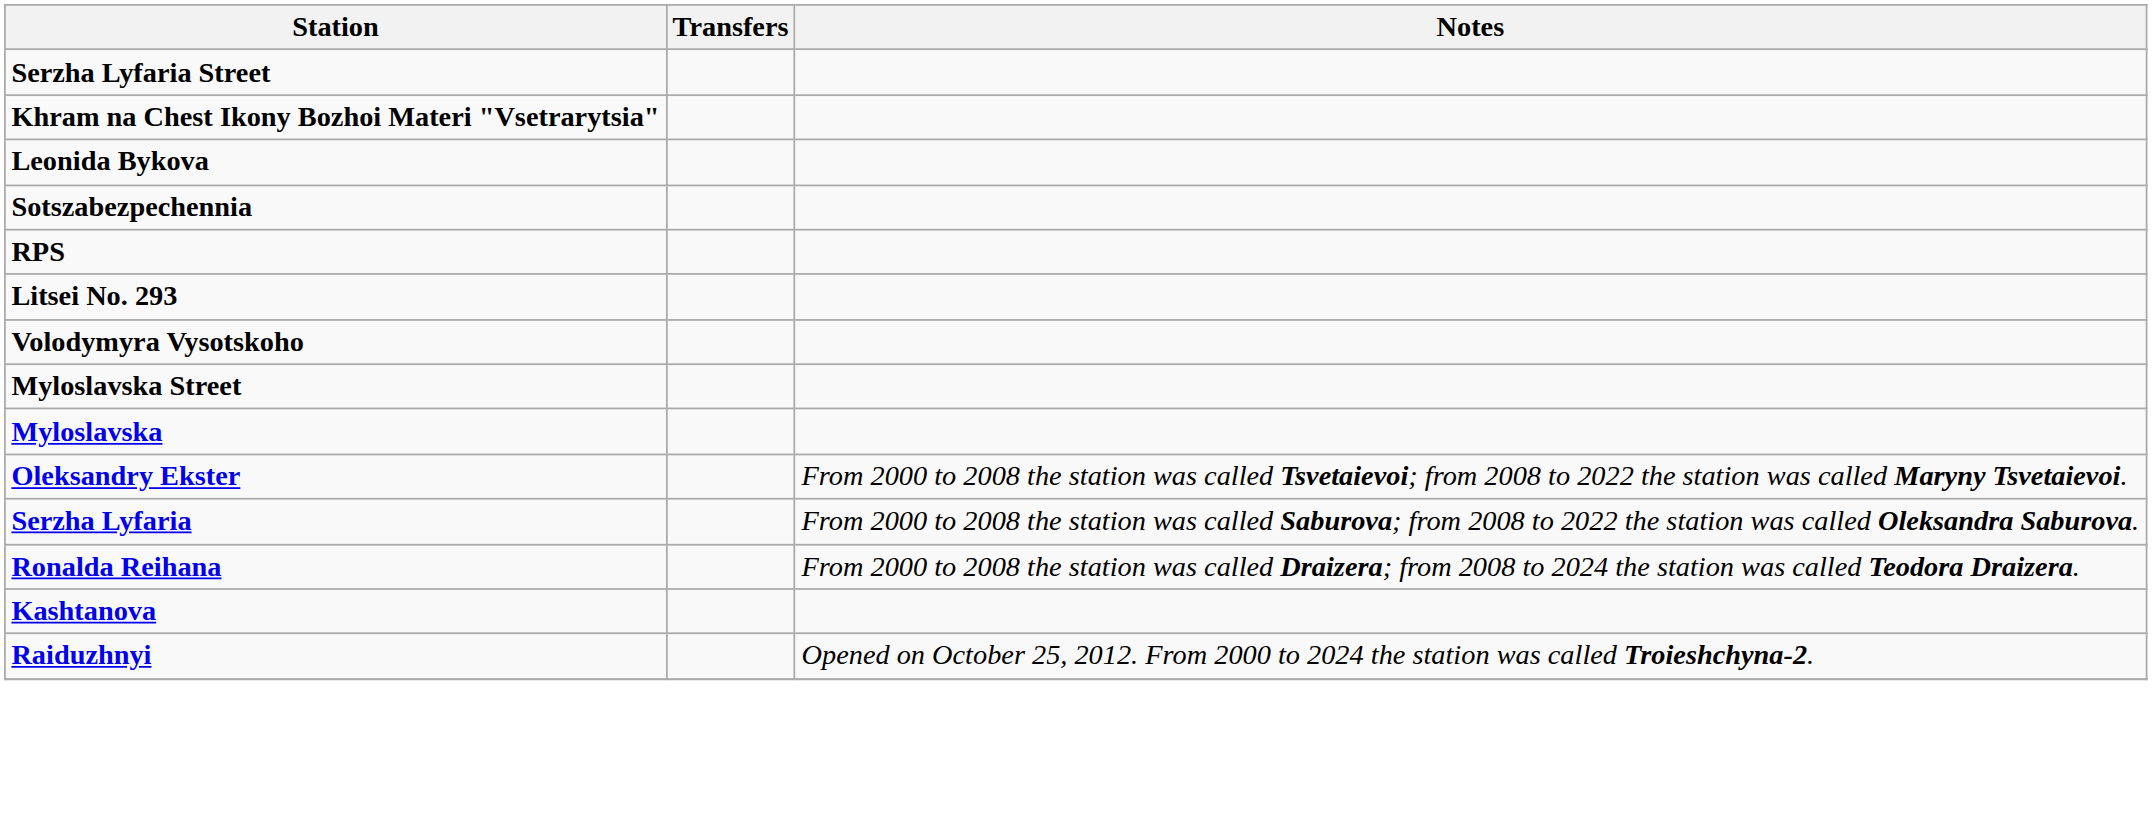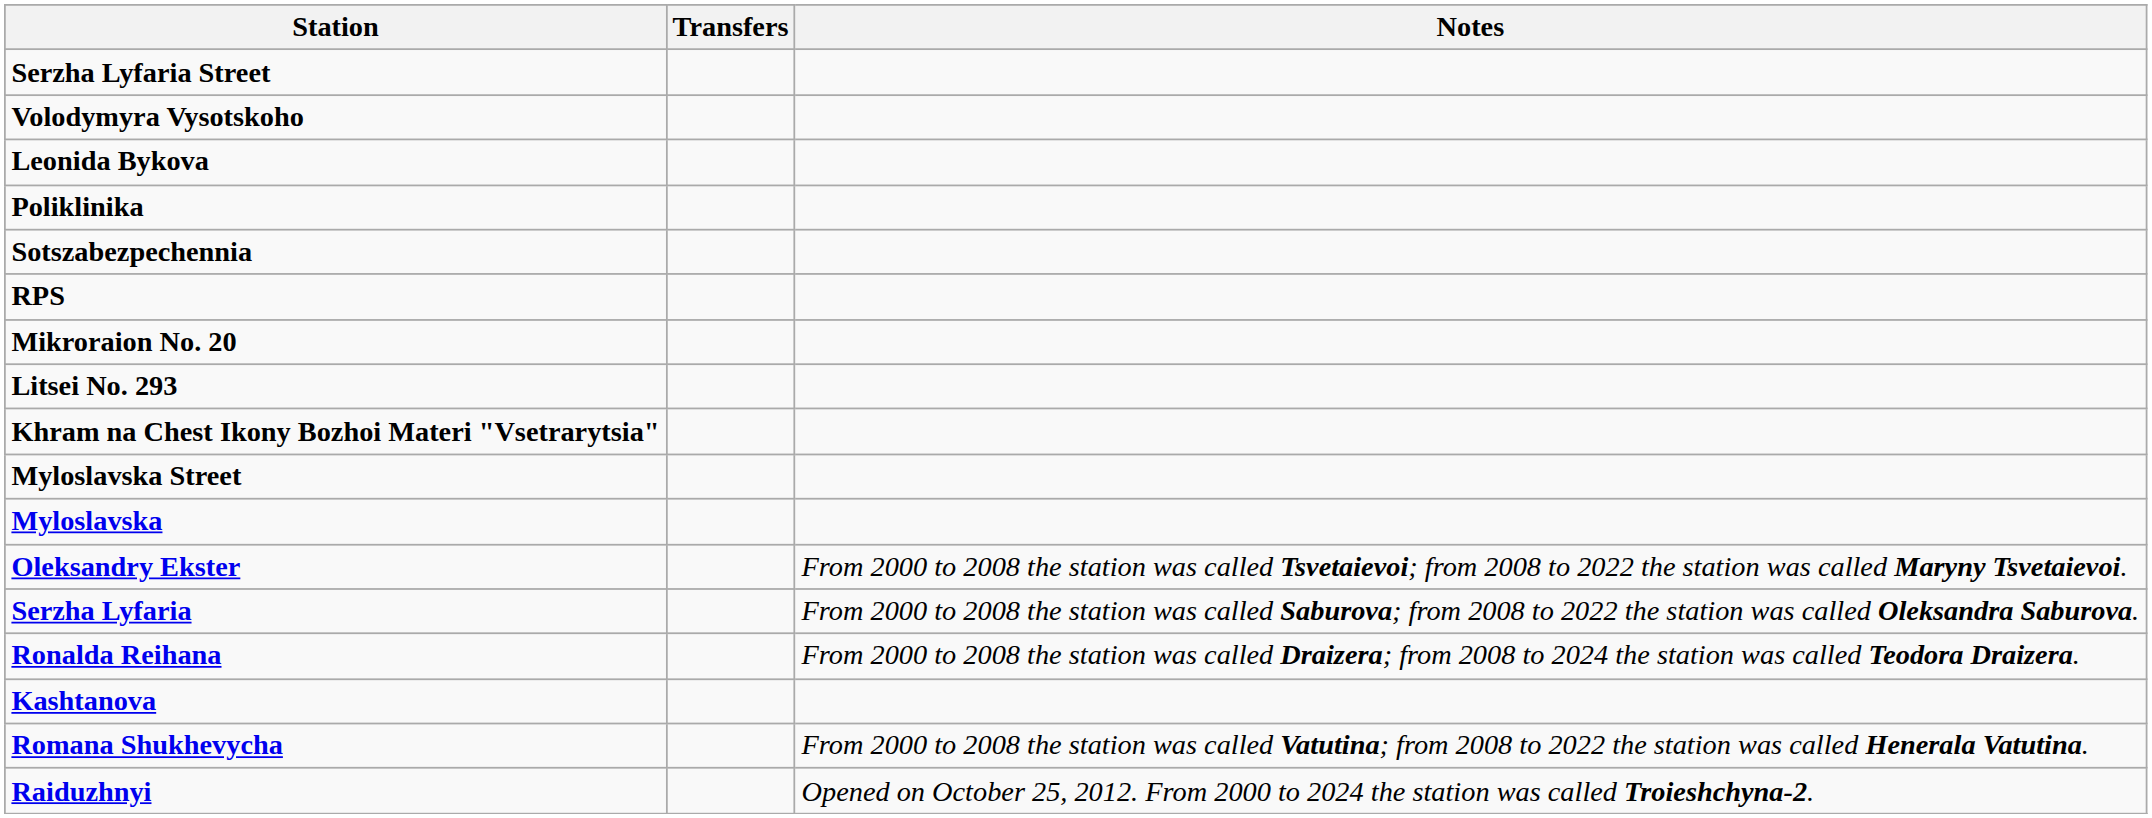rows swapped: (158, 341) <-> (335, 116)
+ row: (78, 206)
+ row: (124, 341)
+ row: (147, 745)
